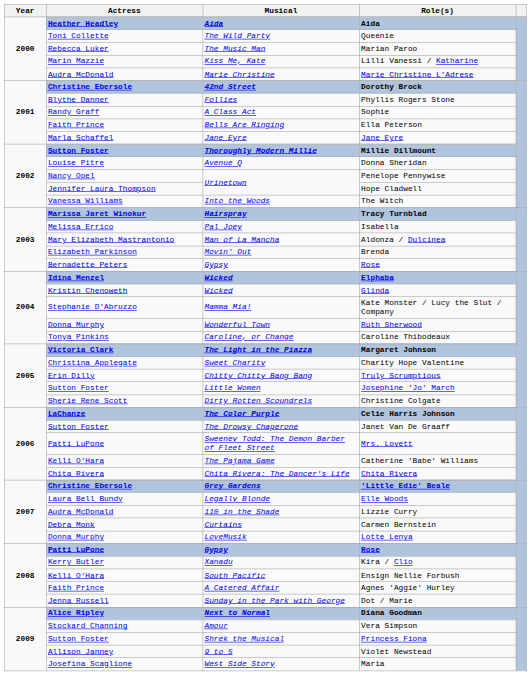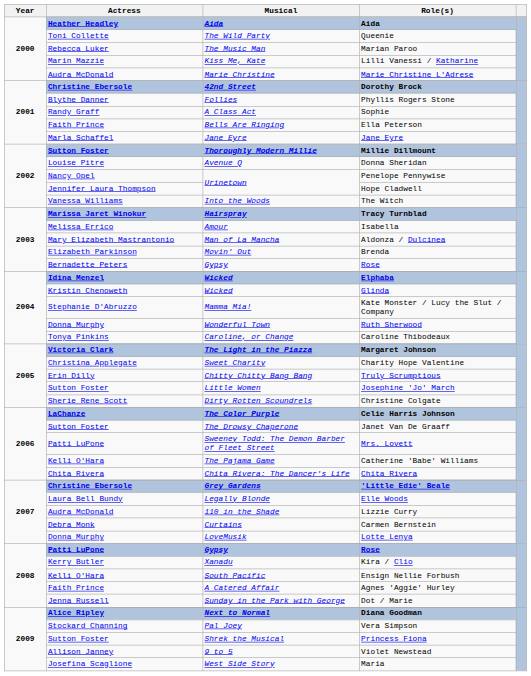(223, 227) Pal Joey -> (216, 227) Amour
(216, 626) Amour -> (223, 626) Pal Joey
